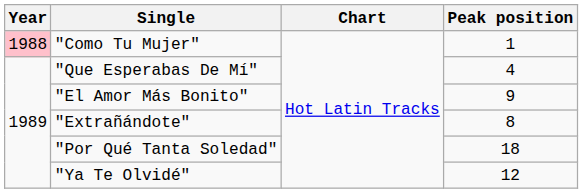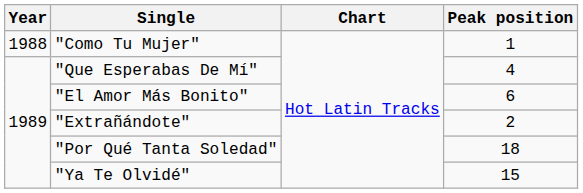(28, 44) pink background -> (28, 44) no background
(510, 97) 9 -> (510, 97) 6
(510, 123) 8 -> (510, 123) 2
(510, 175) 12 -> (510, 175) 15
